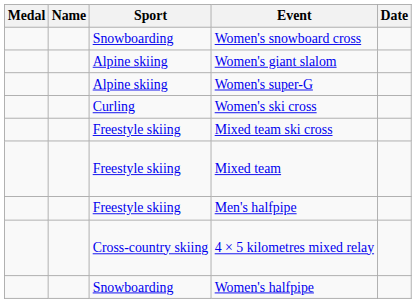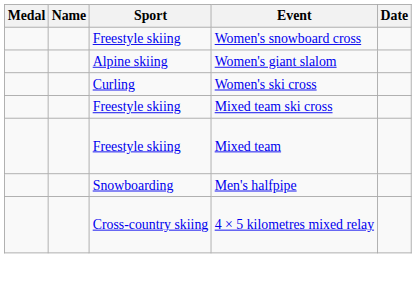(133, 38) Snowboarding -> (137, 38) Freestyle skiing
- row: (264, 84)
(137, 208) Freestyle skiing -> (133, 185) Snowboarding
- row: (264, 286)
